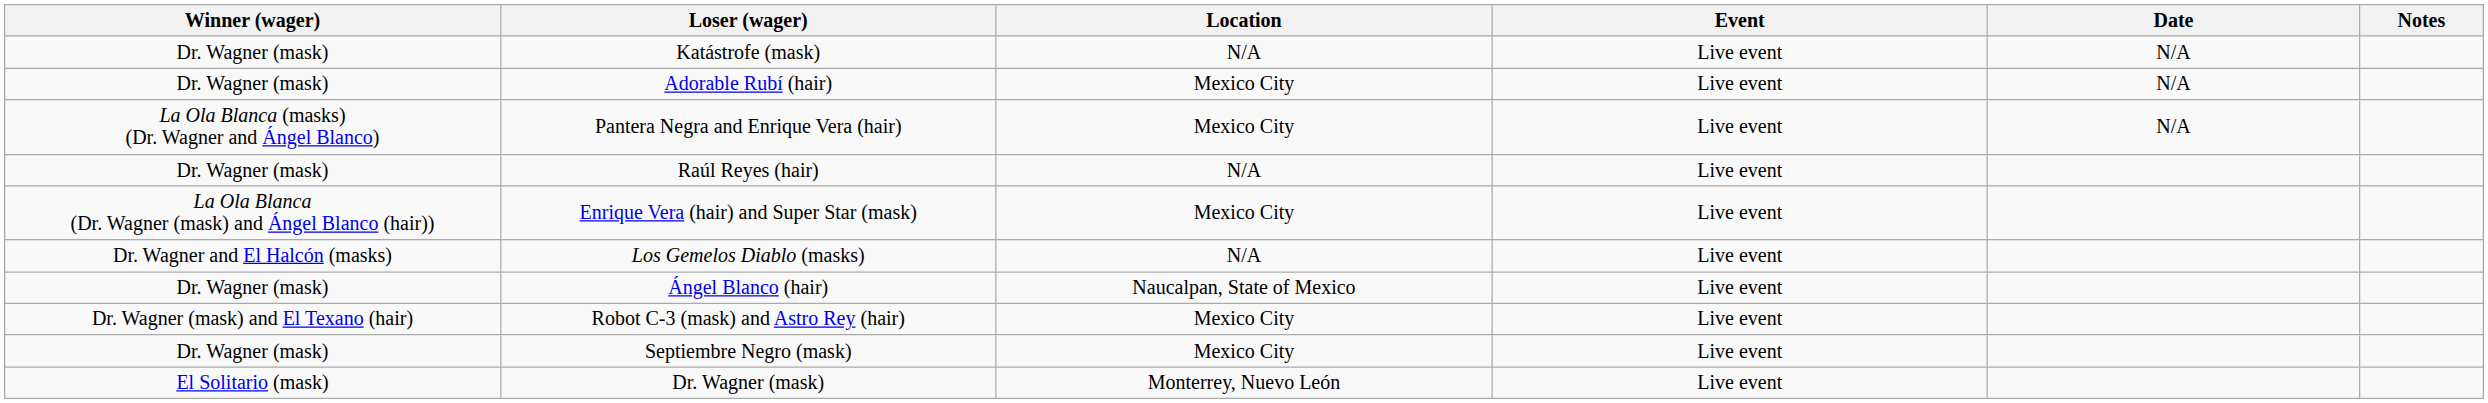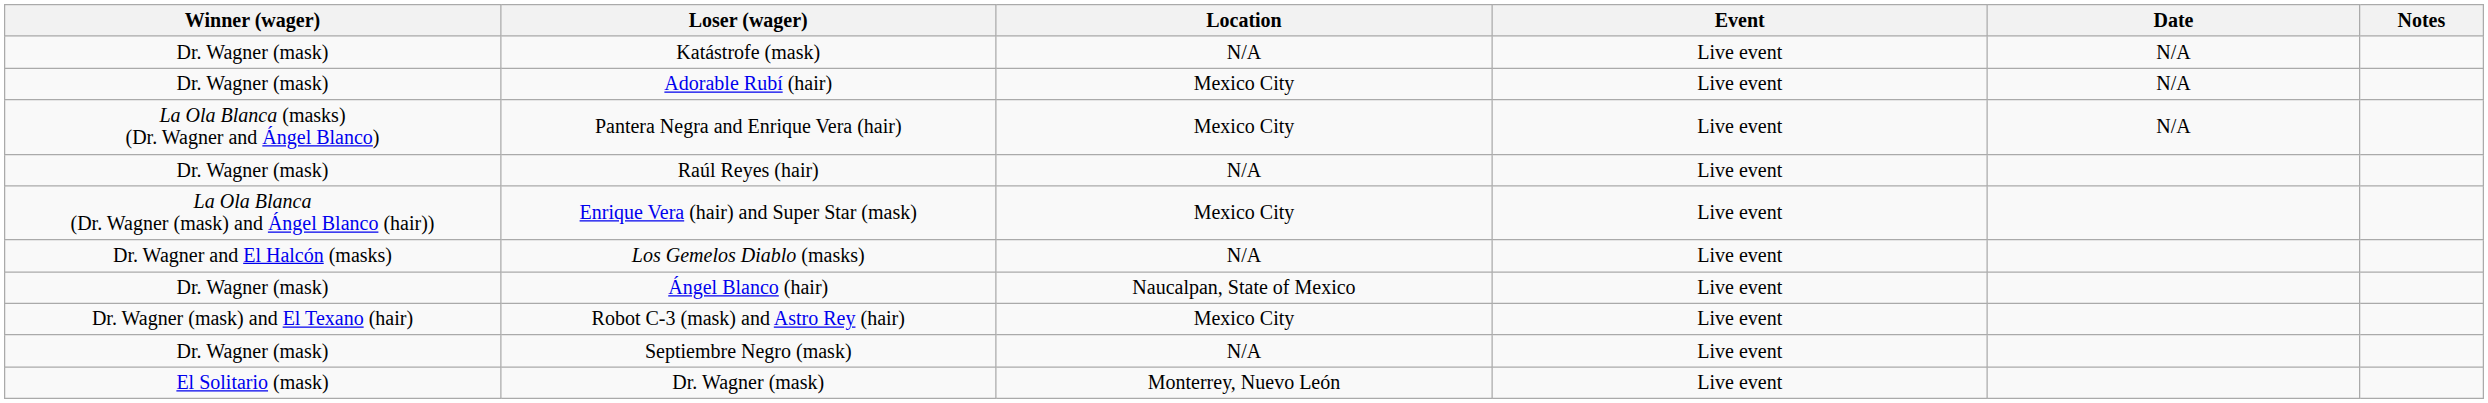(1244, 350) Mexico City -> (1244, 350) N/A
